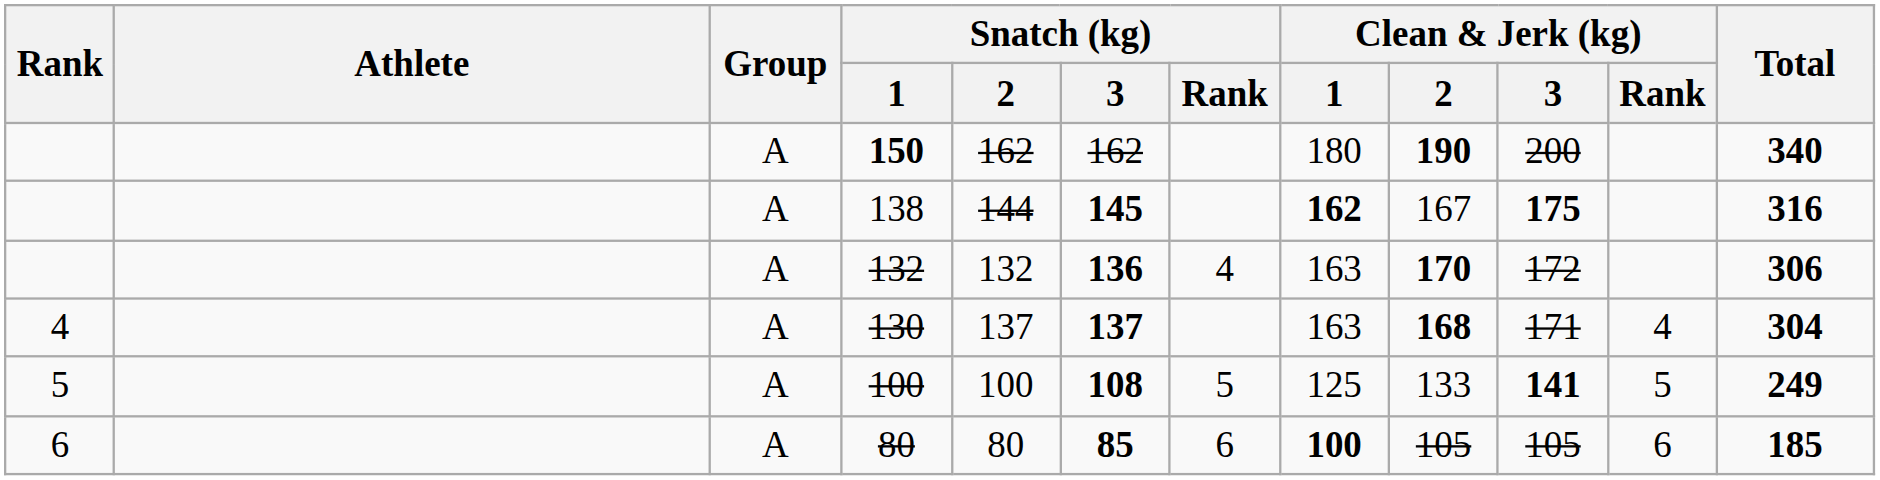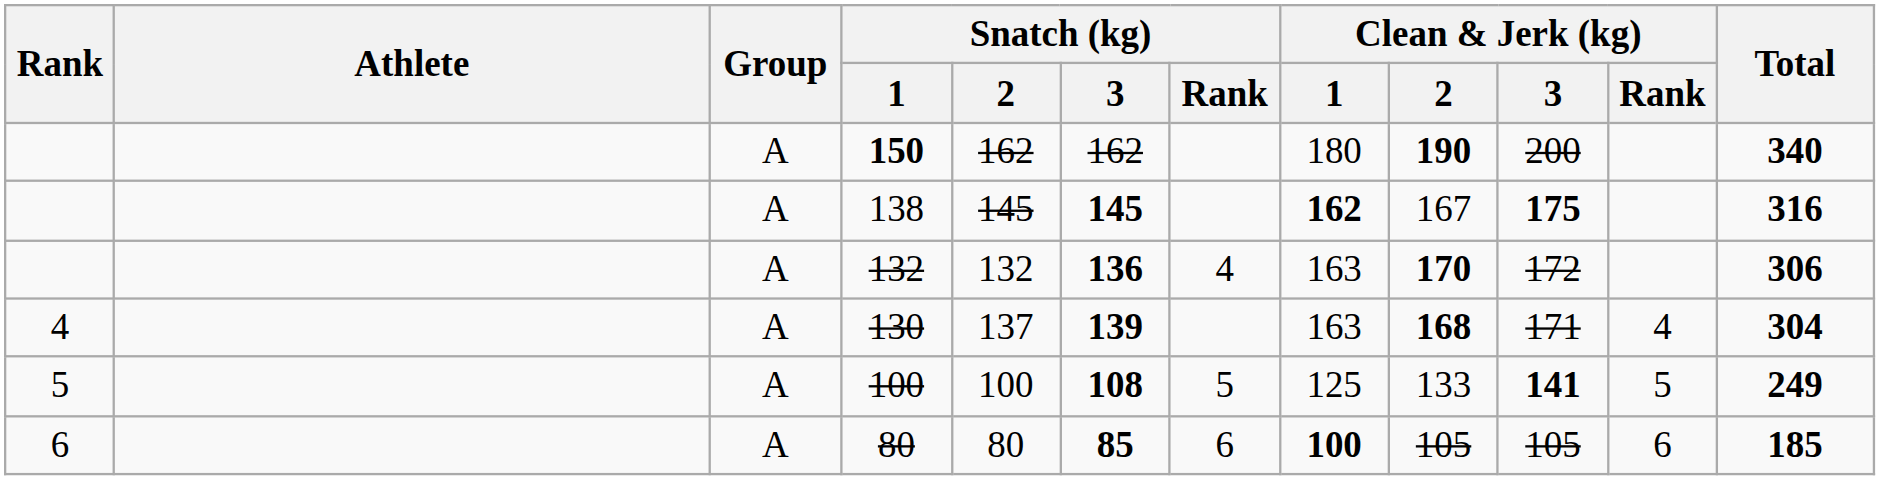(1006, 209) 144 -> (1006, 209) 145
(1115, 326) 137 -> (1115, 326) 139
